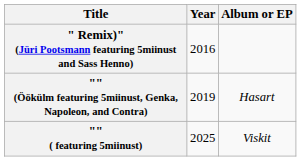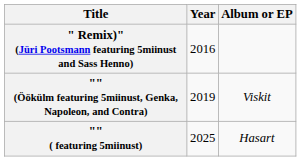(257, 97) Hasart -> (257, 97) Viskit
(257, 138) Viskit -> (257, 138) Hasart
